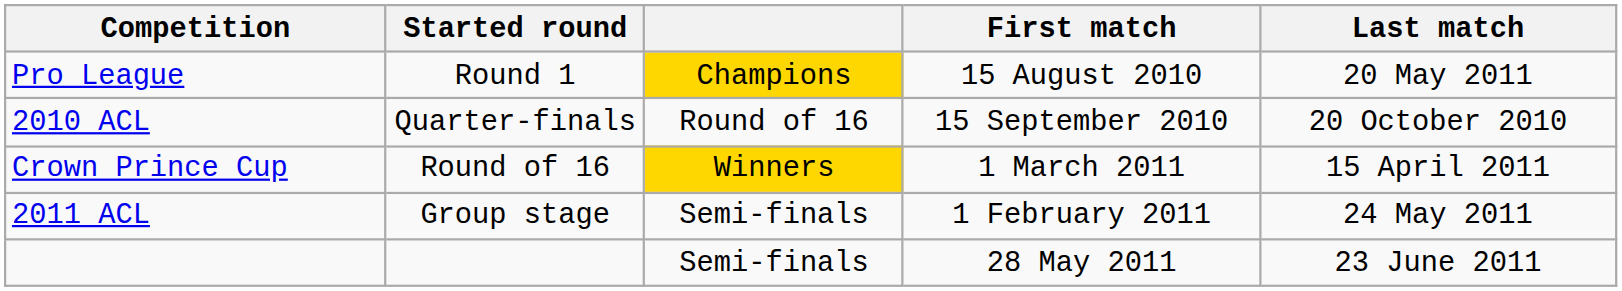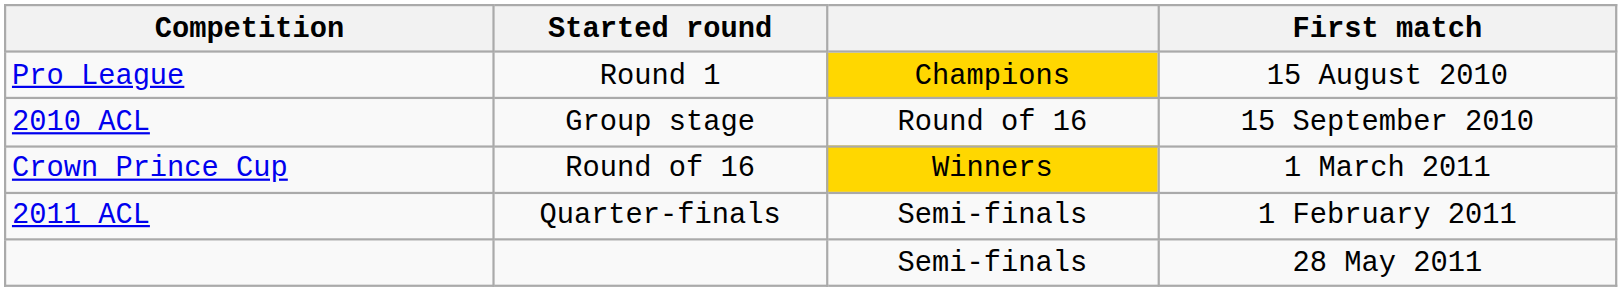- column: (1438, 29)
(515, 122) Quarter-finals -> (660, 122) Group stage
(515, 216) Group stage -> (660, 216) Quarter-finals
